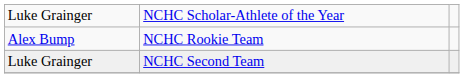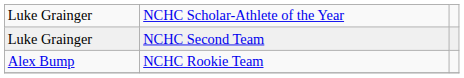rows swapped: (50, 61) <-> (41, 38)
